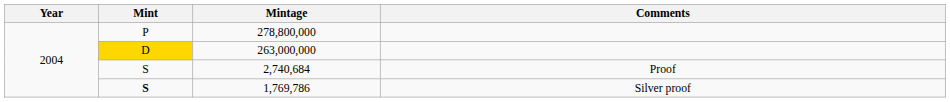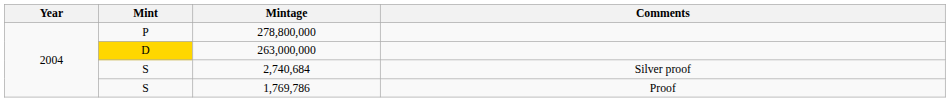(663, 69) Proof -> (663, 69) Silver proof
(145, 87) bold -> (145, 87) normal
(663, 87) Silver proof -> (663, 87) Proof
